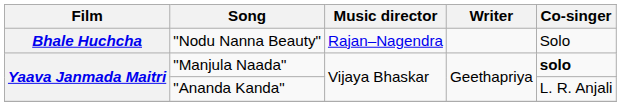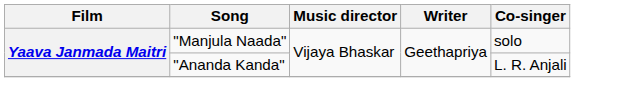- row: (247, 40)
(555, 64) bold -> (508, 40) normal
